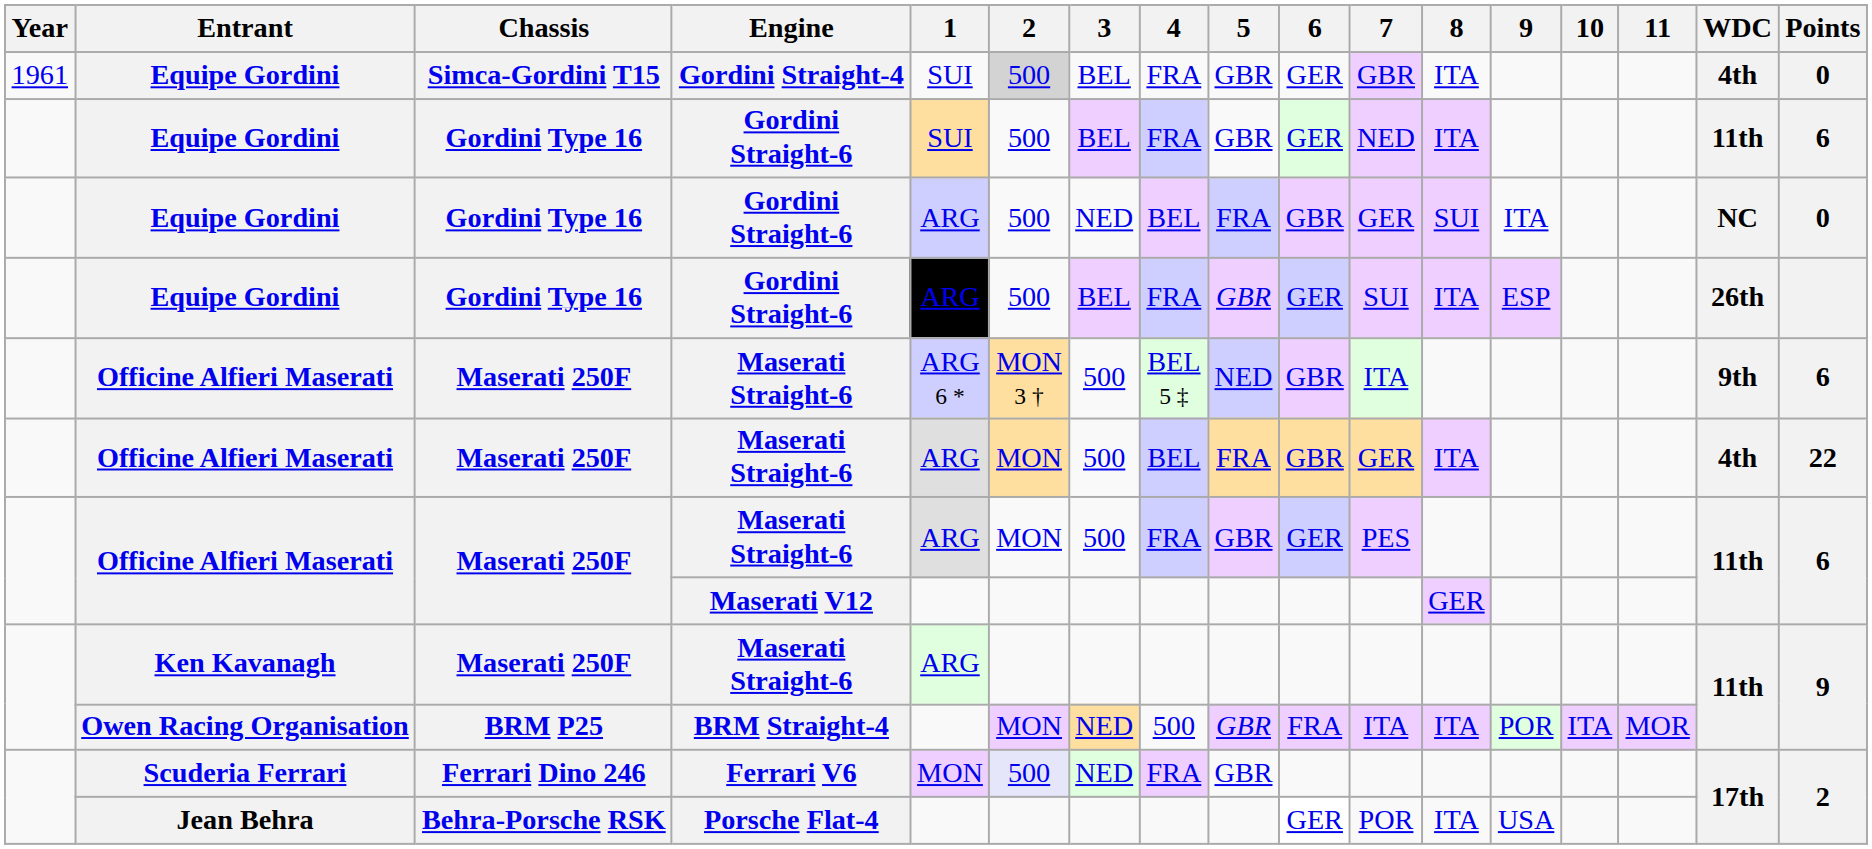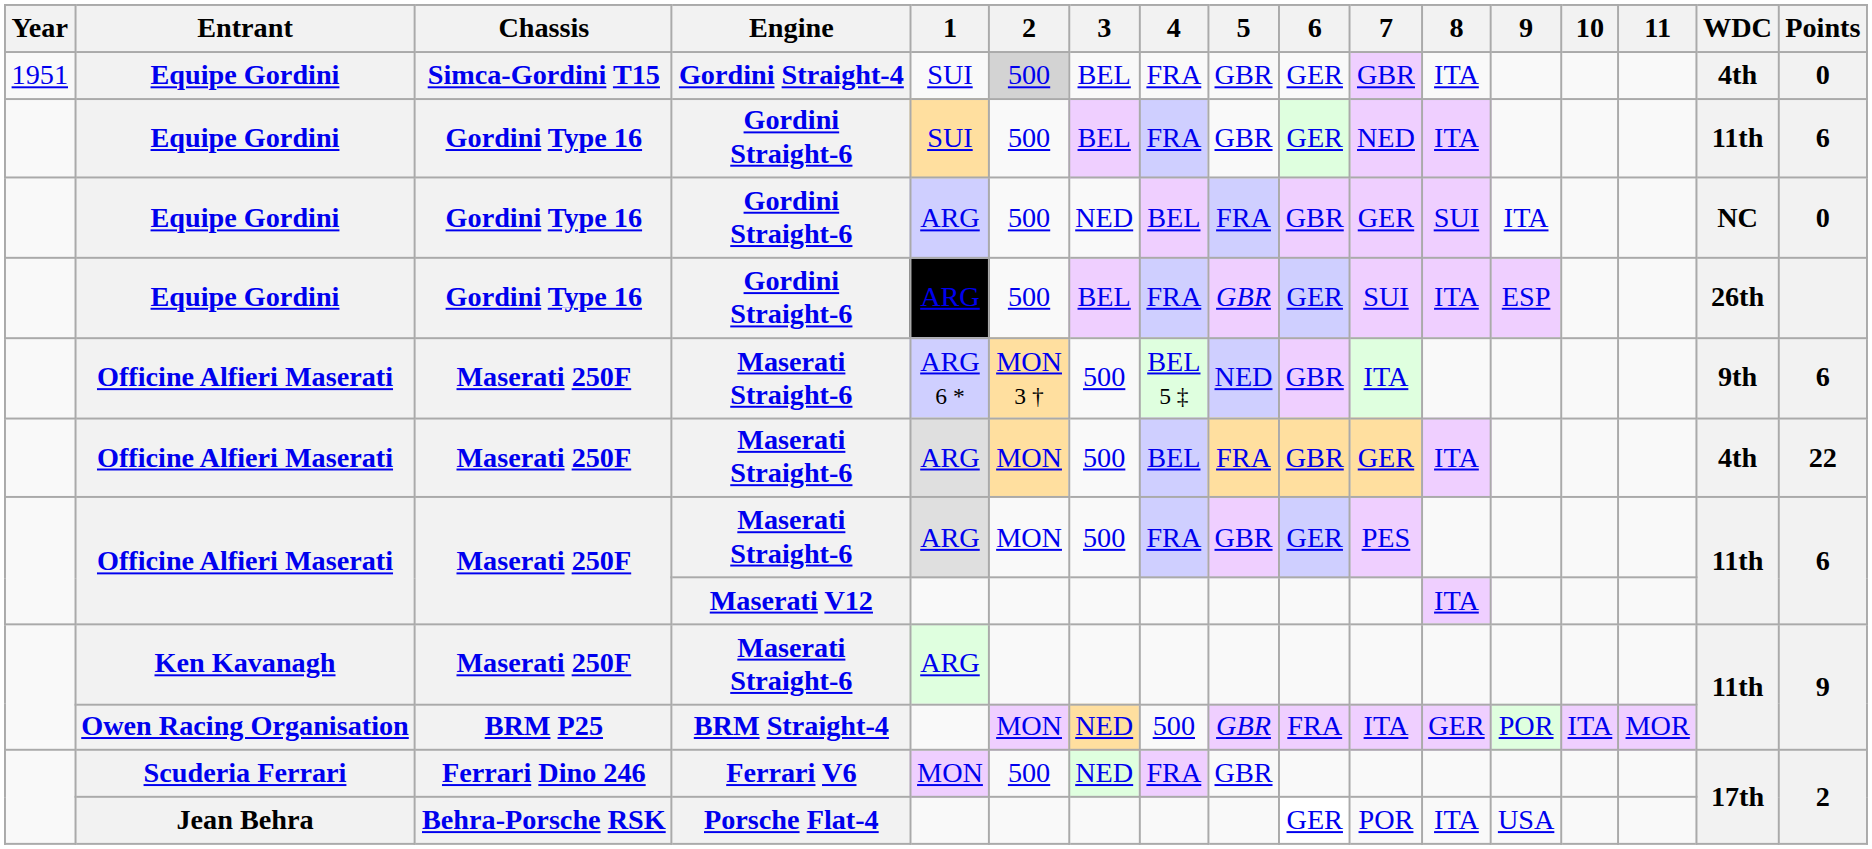(40, 74) 1961 -> (40, 74) 1951
(1456, 600) GER -> (1456, 600) ITA
(1456, 726) ITA -> (1456, 726) GER
(1029, 773) lavender background -> (1029, 773) no background
